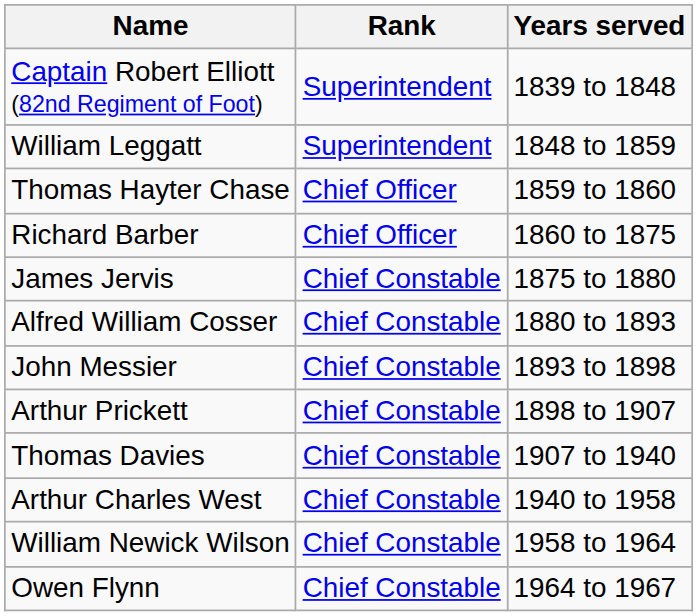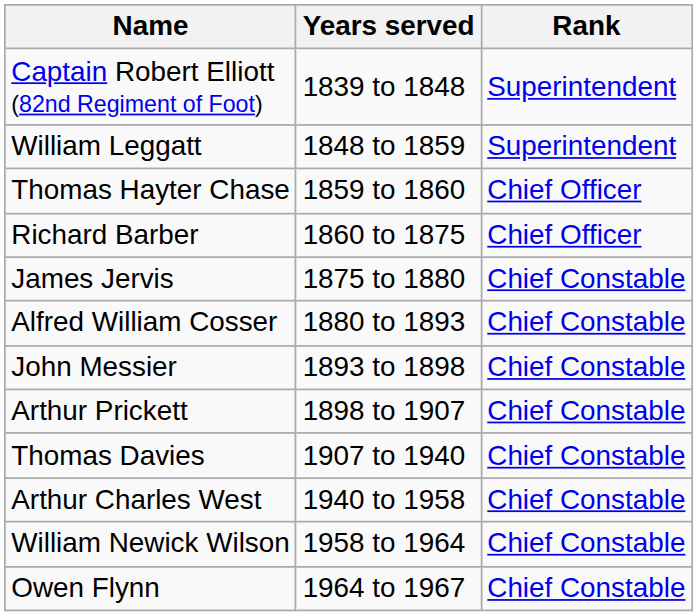columns swapped: (402, 26) <-> (599, 26)
